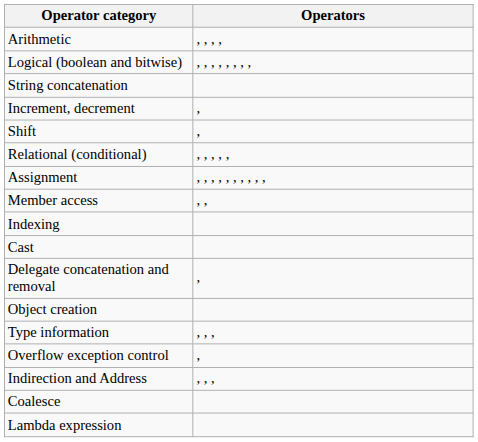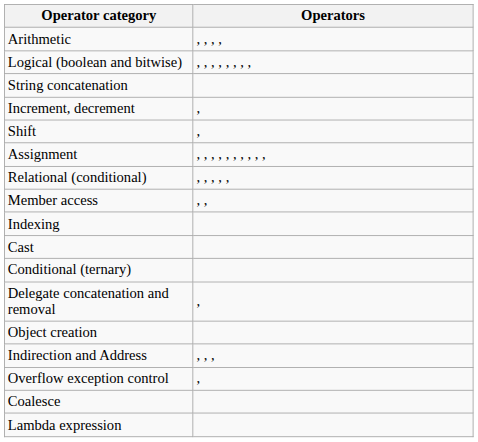rows swapped: (77, 154) <-> (43, 177)
+ row: (69, 270)
- row: (58, 332)
rows swapped: (88, 355) <-> (77, 378)
